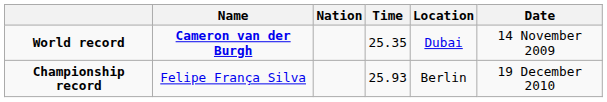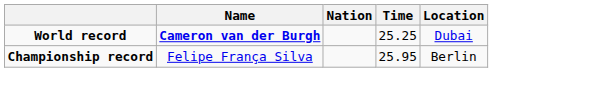- column: (540, 15)
(388, 43) 25.35 -> (398, 36) 25.25
(388, 78) 25.93 -> (398, 56) 25.95
